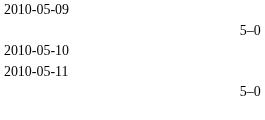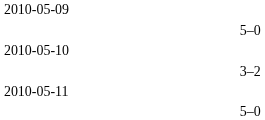+ row: (101, 71)
